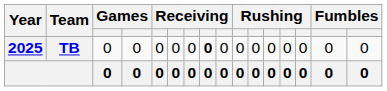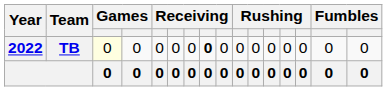(25, 48) 2025 -> (25, 48) 2022
(107, 48) no background -> (107, 48) lightyellow background
